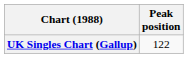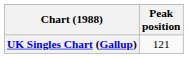(161, 44) 122 -> (161, 44) 121
